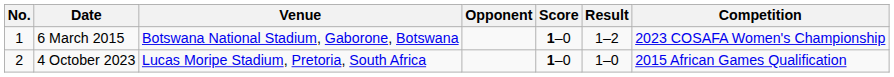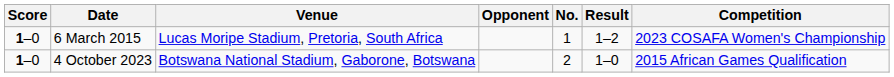columns swapped: (19, 15) <-> (559, 15)
(300, 38) Botswana National Stadium, Gaborone, Botswana -> (301, 38) Lucas Moripe Stadium, Pretoria, South Africa
(284, 60) Lucas Moripe Stadium, Pretoria, South Africa -> (317, 60) Botswana National Stadium, Gaborone, Botswana
